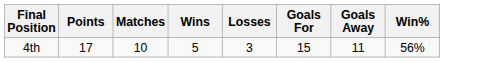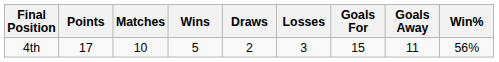+ column: (249, 21)
